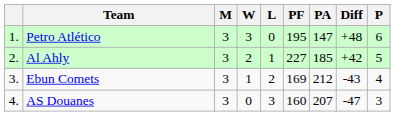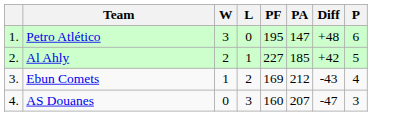- column: (226, 15)
